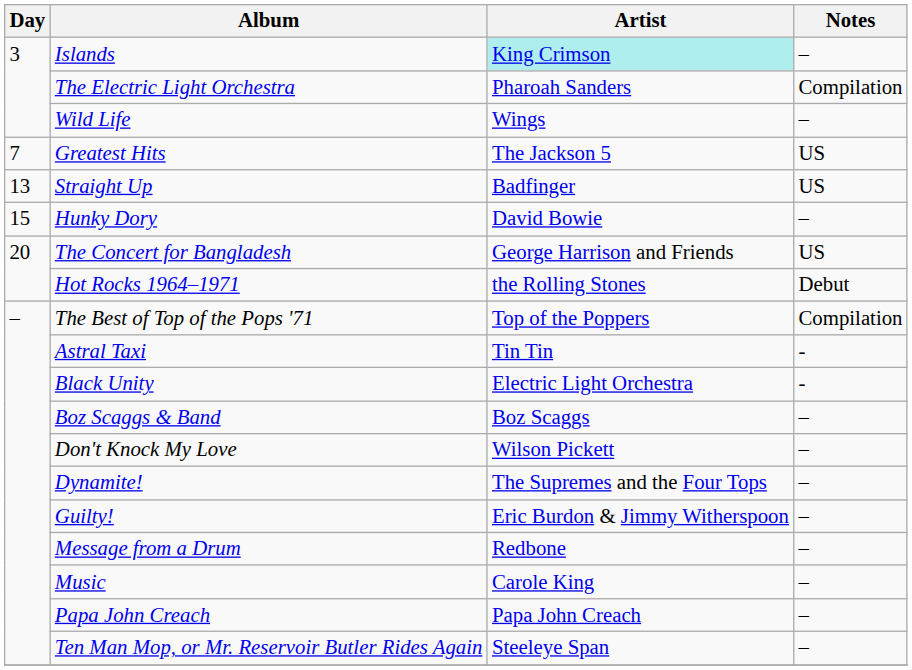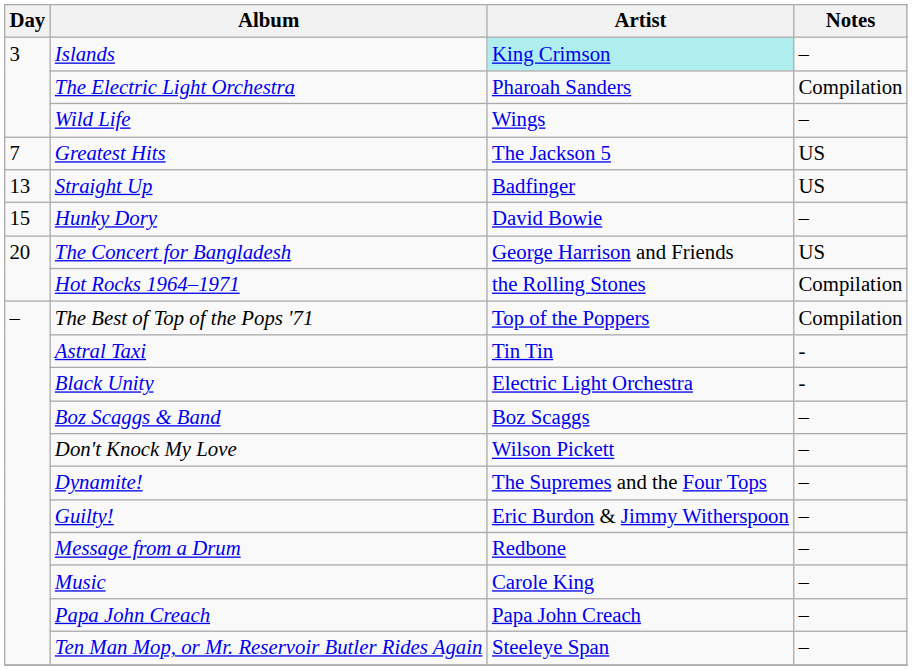(824, 284) Debut -> (850, 284) Compilation
